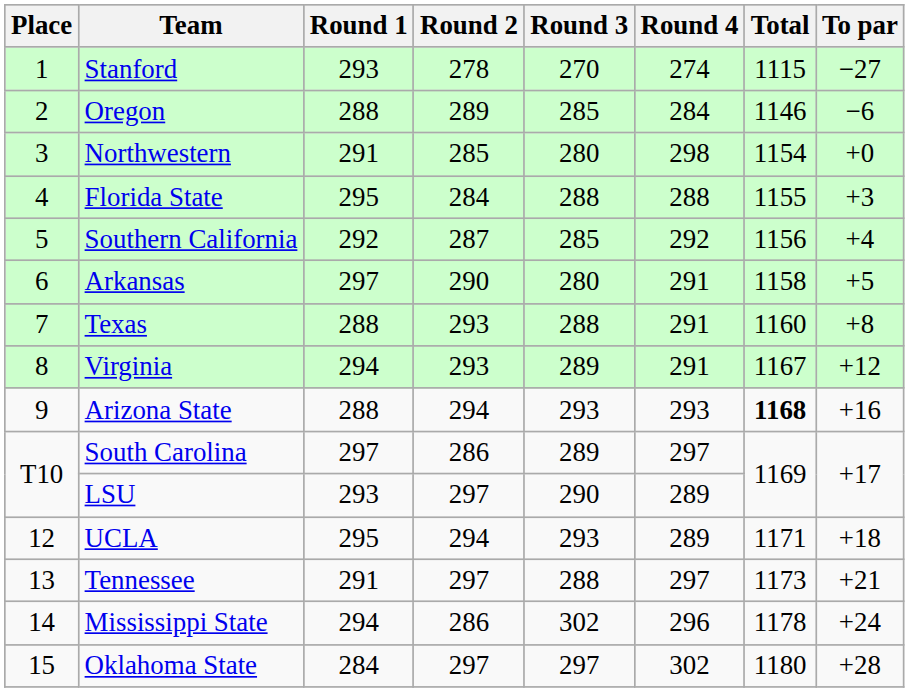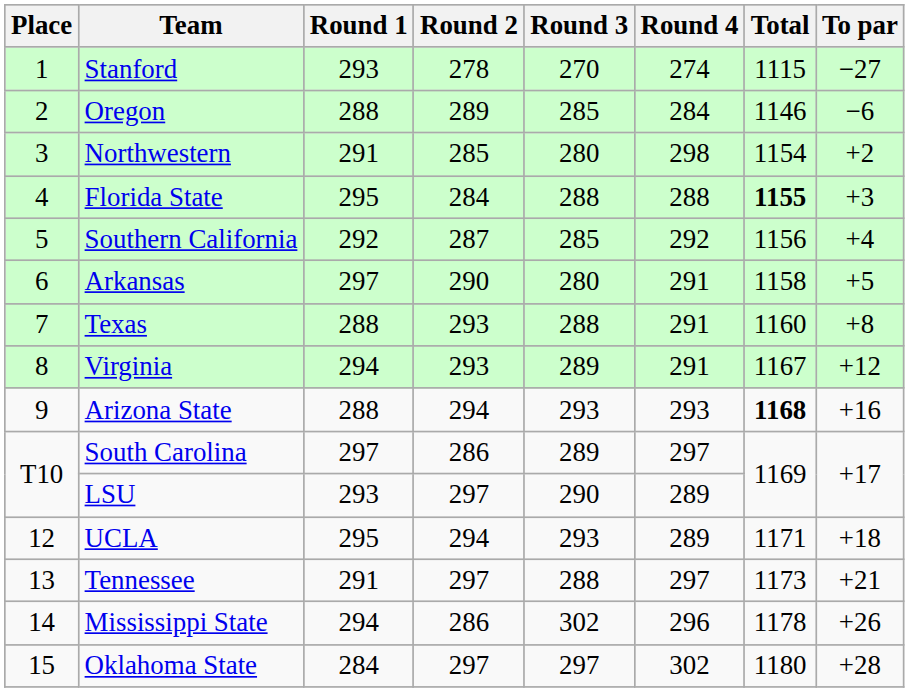(860, 153) +0 -> (860, 153) +2
(780, 196) normal -> (780, 196) bold
(860, 622) +24 -> (860, 622) +26
